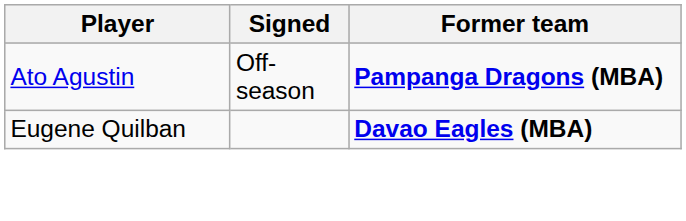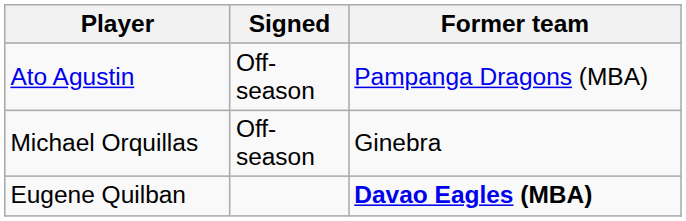(509, 76) bold -> (501, 76) normal
+ row: (104, 142)
